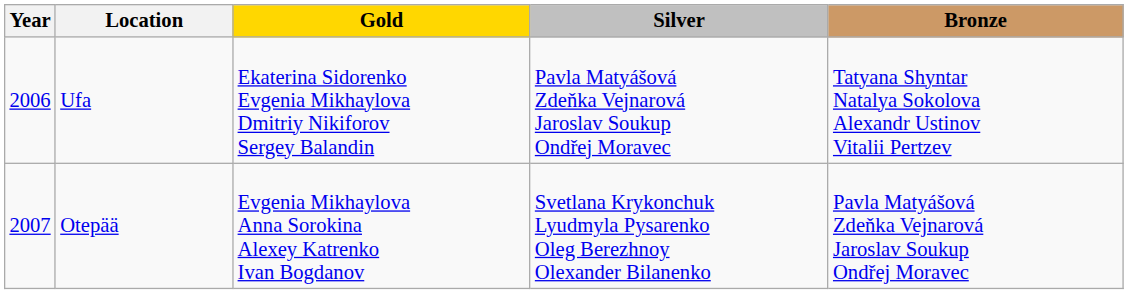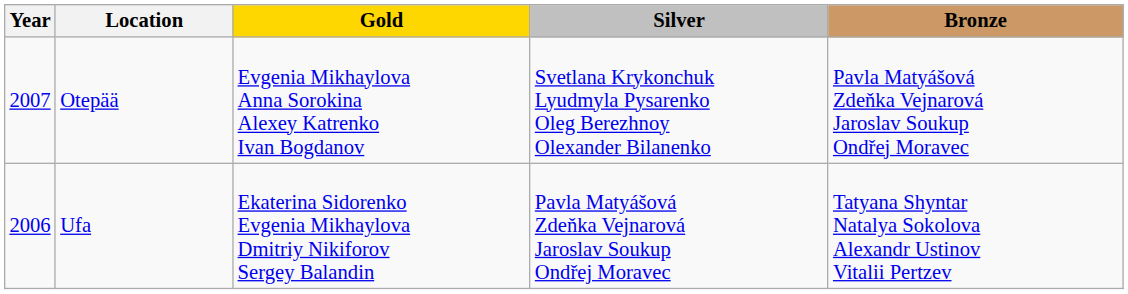rows swapped: (76, 100) <-> (89, 225)
